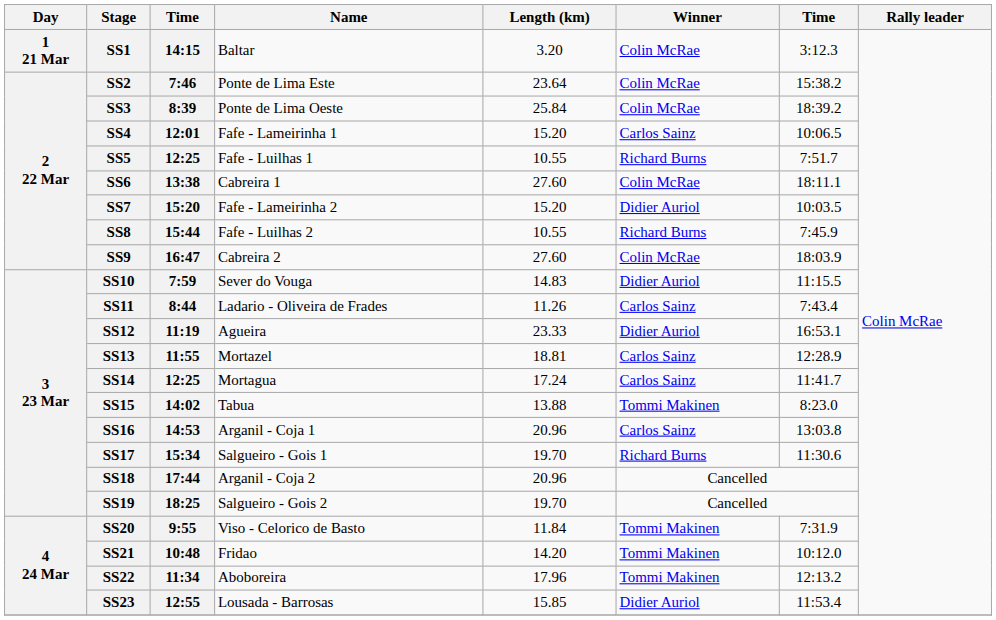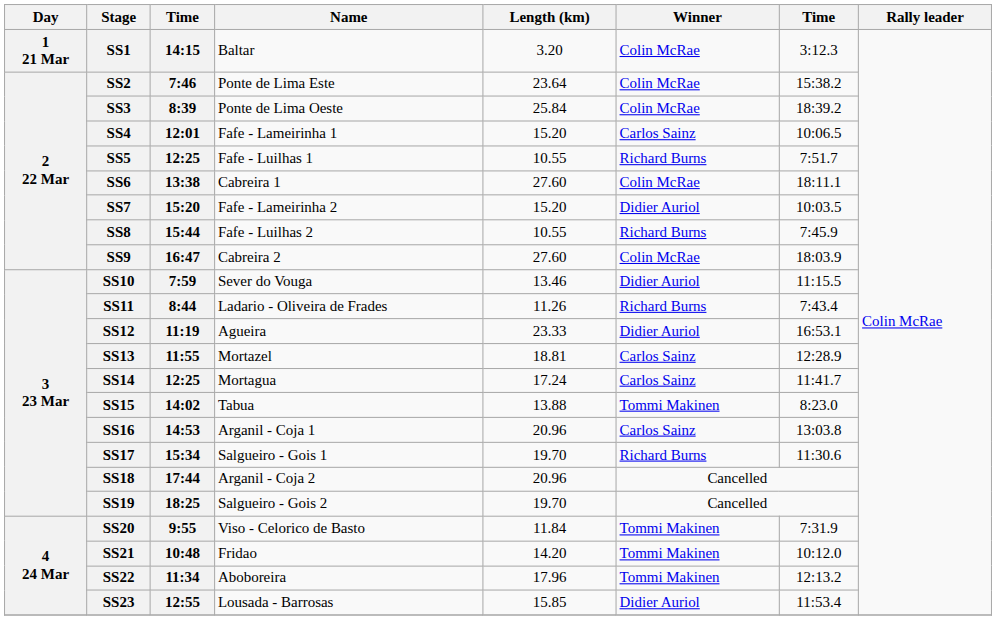(550, 281) 14.83 -> (550, 281) 13.46
(658, 306) Carlos Sainz -> (663, 306) Richard Burns
